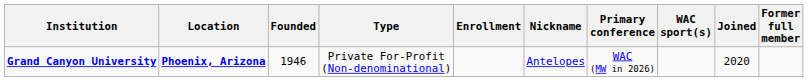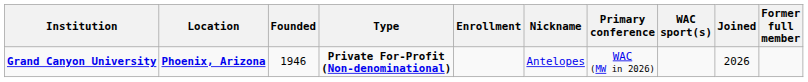(386, 62) normal -> (386, 62) bold
(737, 62) 2020 -> (737, 62) 2026
